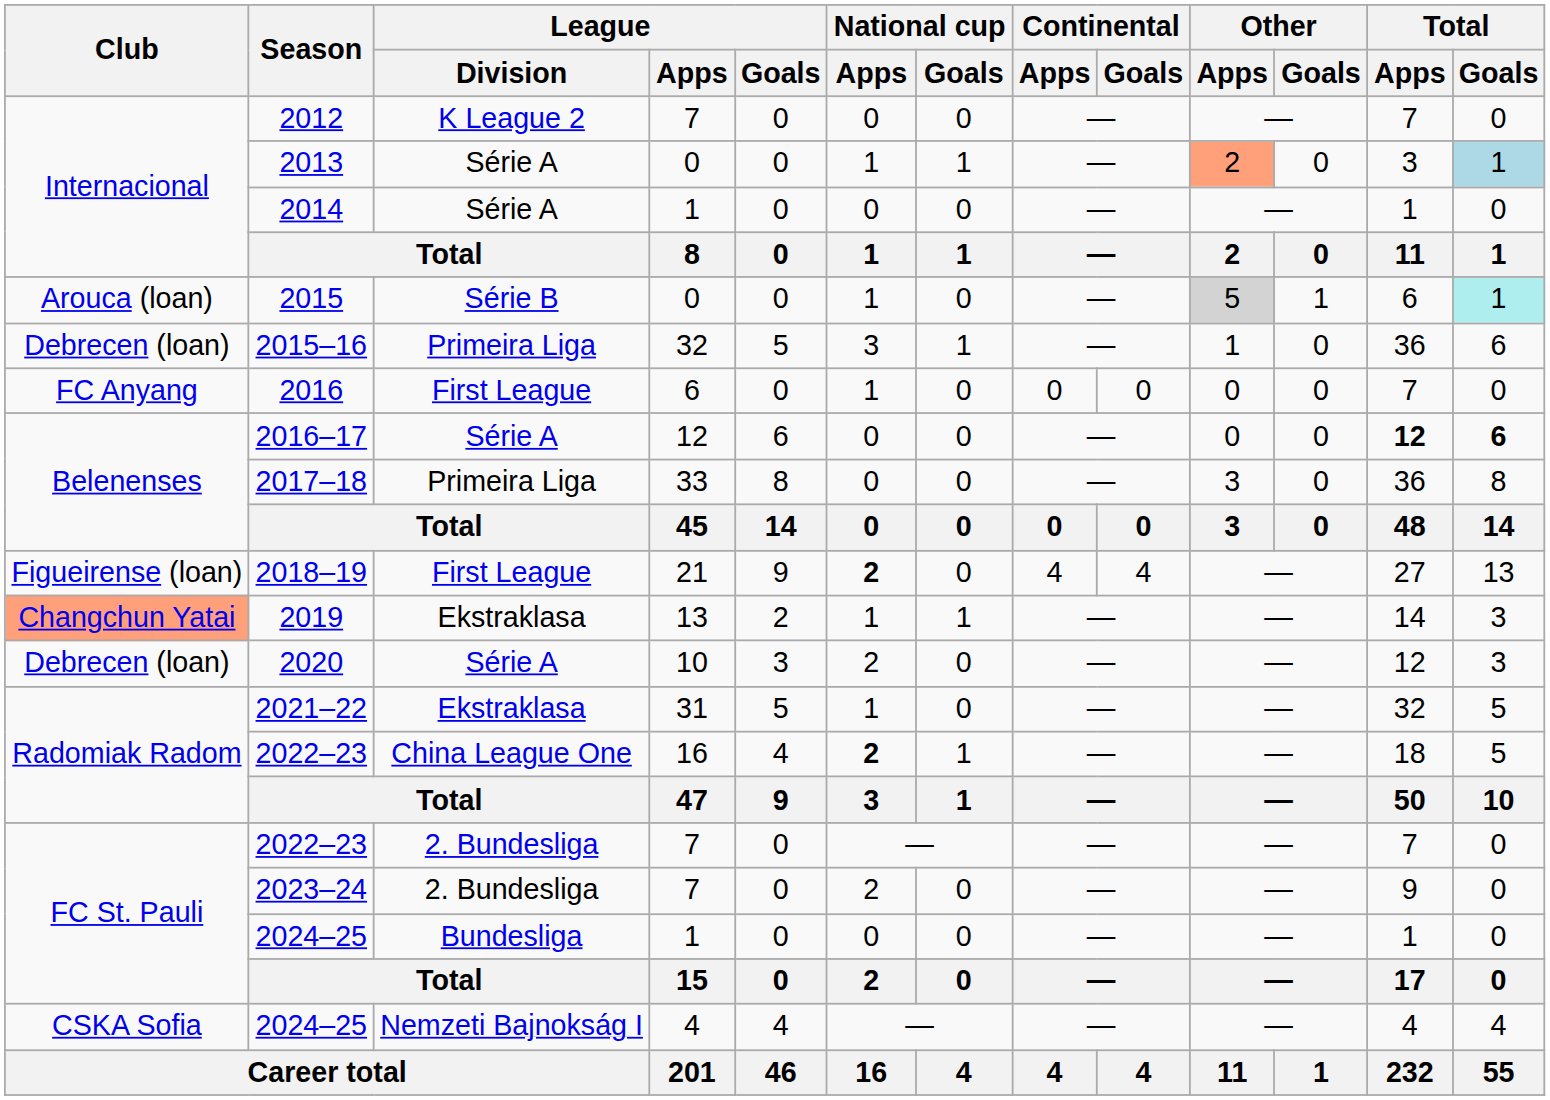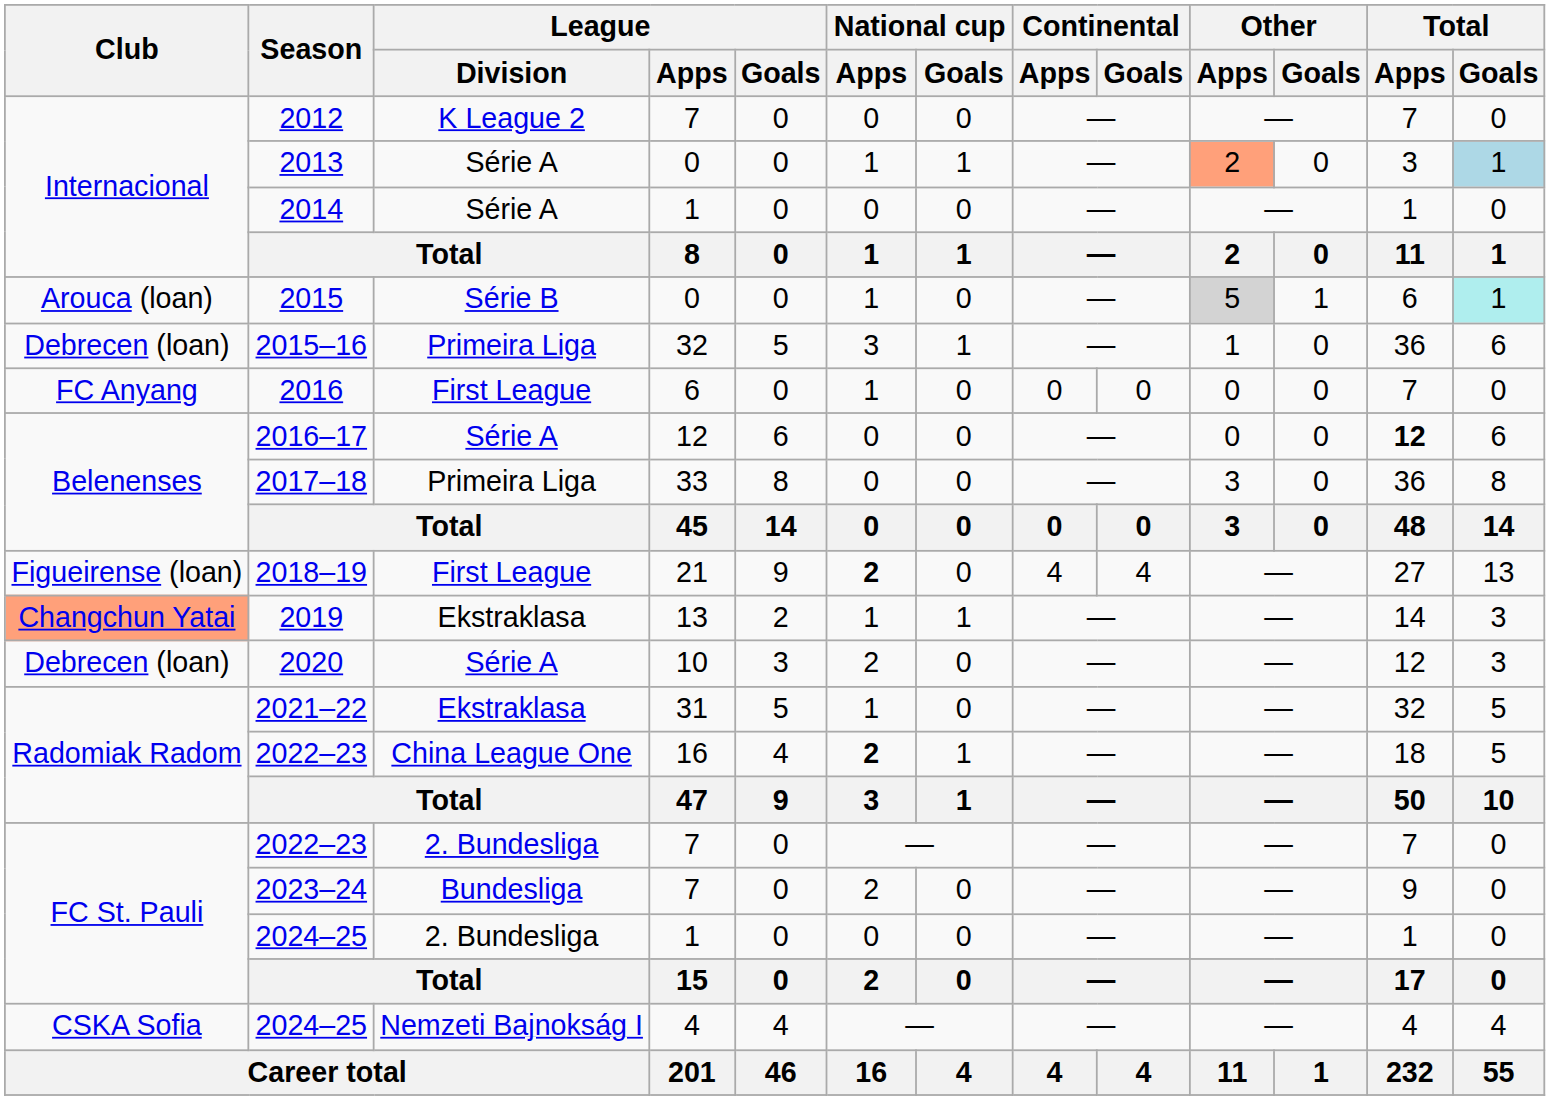(1499, 436) bold -> (1499, 436) normal
(512, 890) 2. Bundesliga -> (512, 890) Bundesliga
(512, 935) Bundesliga -> (512, 935) 2. Bundesliga
